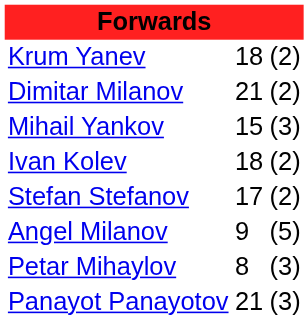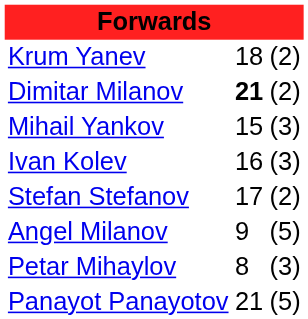(249, 91) normal -> (249, 91) bold
(249, 161) 18 -> (249, 161) 16
(285, 161) (2) -> (285, 161) (3)
(285, 301) (3) -> (285, 301) (5)
